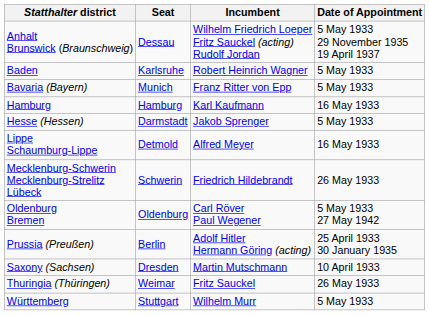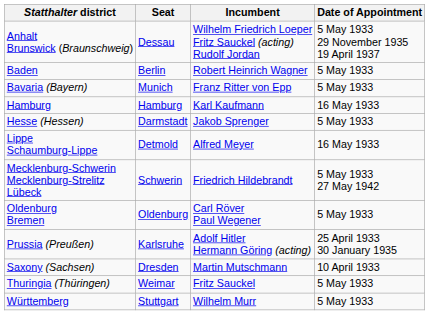(161, 71) Karlsruhe -> (152, 71) Berlin
(348, 180) 26 May 1933 -> (348, 180) 5 May 1933 27 May 1942
(348, 215) 5 May 1933 27 May 1942 -> (345, 215) 5 May 1933
(152, 244) Berlin -> (161, 244) Karlsruhe
(348, 284) 26 May 1933 -> (345, 284) 5 May 1933
